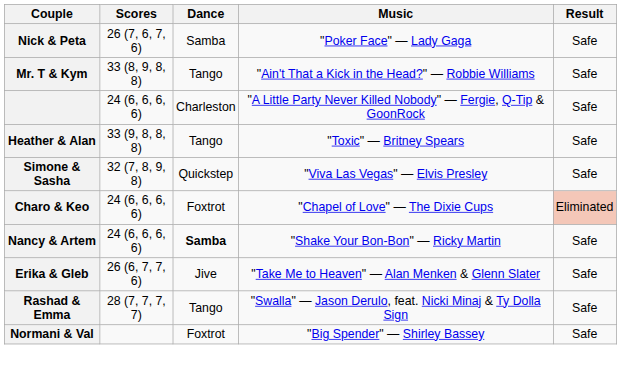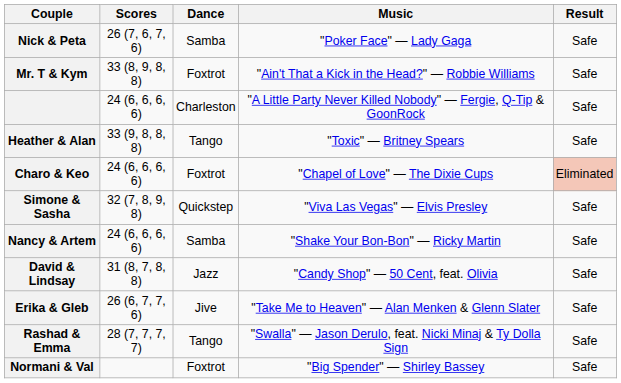(206, 74) Tango -> (206, 74) Foxtrot
rows swapped: (52, 207) <-> (52, 174)
(206, 241) bold -> (206, 241) normal
+ row: (52, 274)
